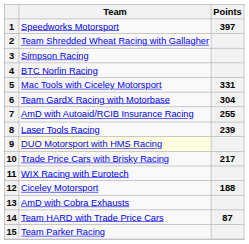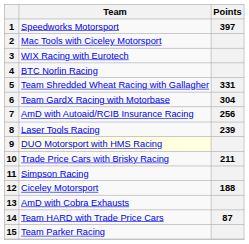(115, 41) Team Shredded Wheat Racing with Gallagher -> (91, 41) Mac Tools with Ciceley Motorsport
(55, 56) Simpson Racing -> (75, 56) WIX Racing with Eurotech
(91, 85) Mac Tools with Ciceley Motorsport -> (115, 85) Team Shredded Wheat Racing with Gallagher
(228, 115) 255 -> (228, 115) 256
(228, 159) 217 -> (228, 159) 211
(75, 173) WIX Racing with Eurotech -> (55, 173) Simpson Racing
